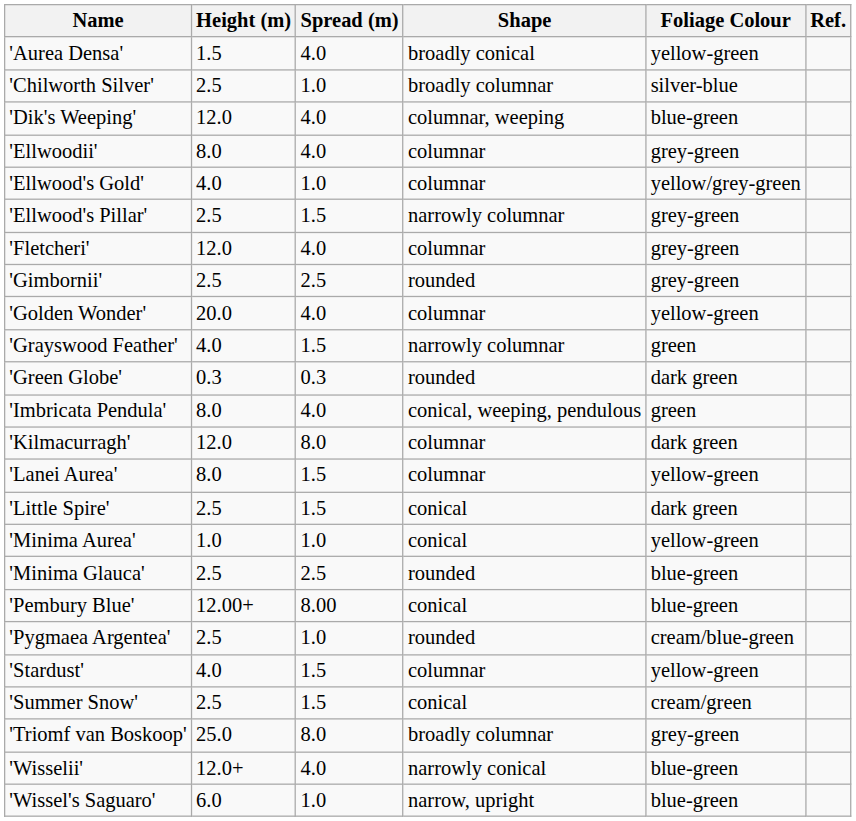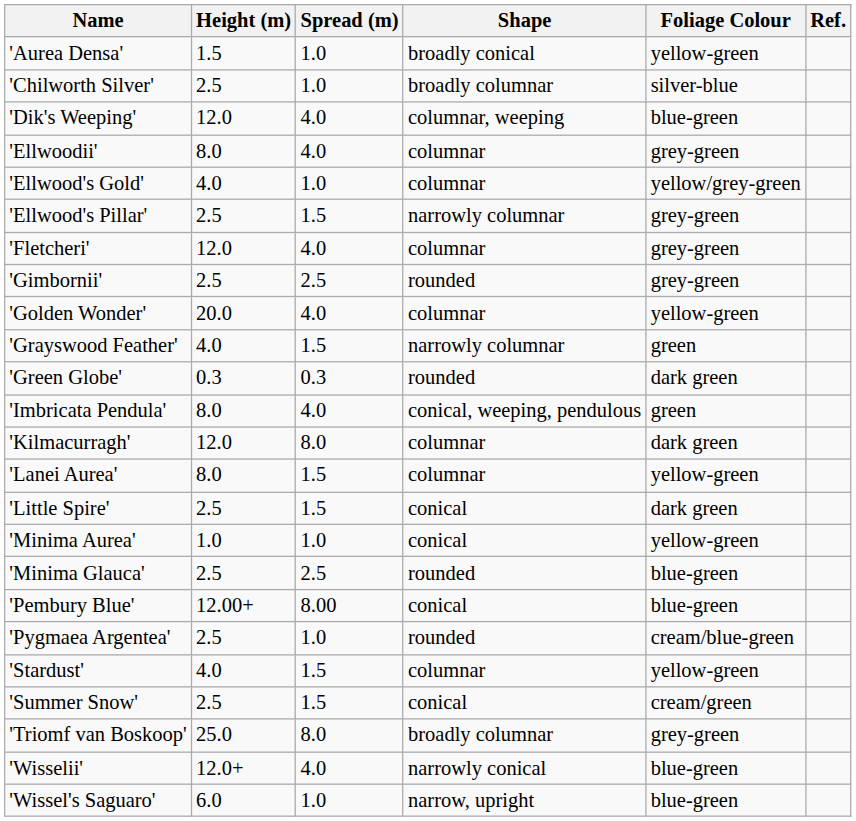(313, 53) 4.0 -> (313, 53) 1.0
